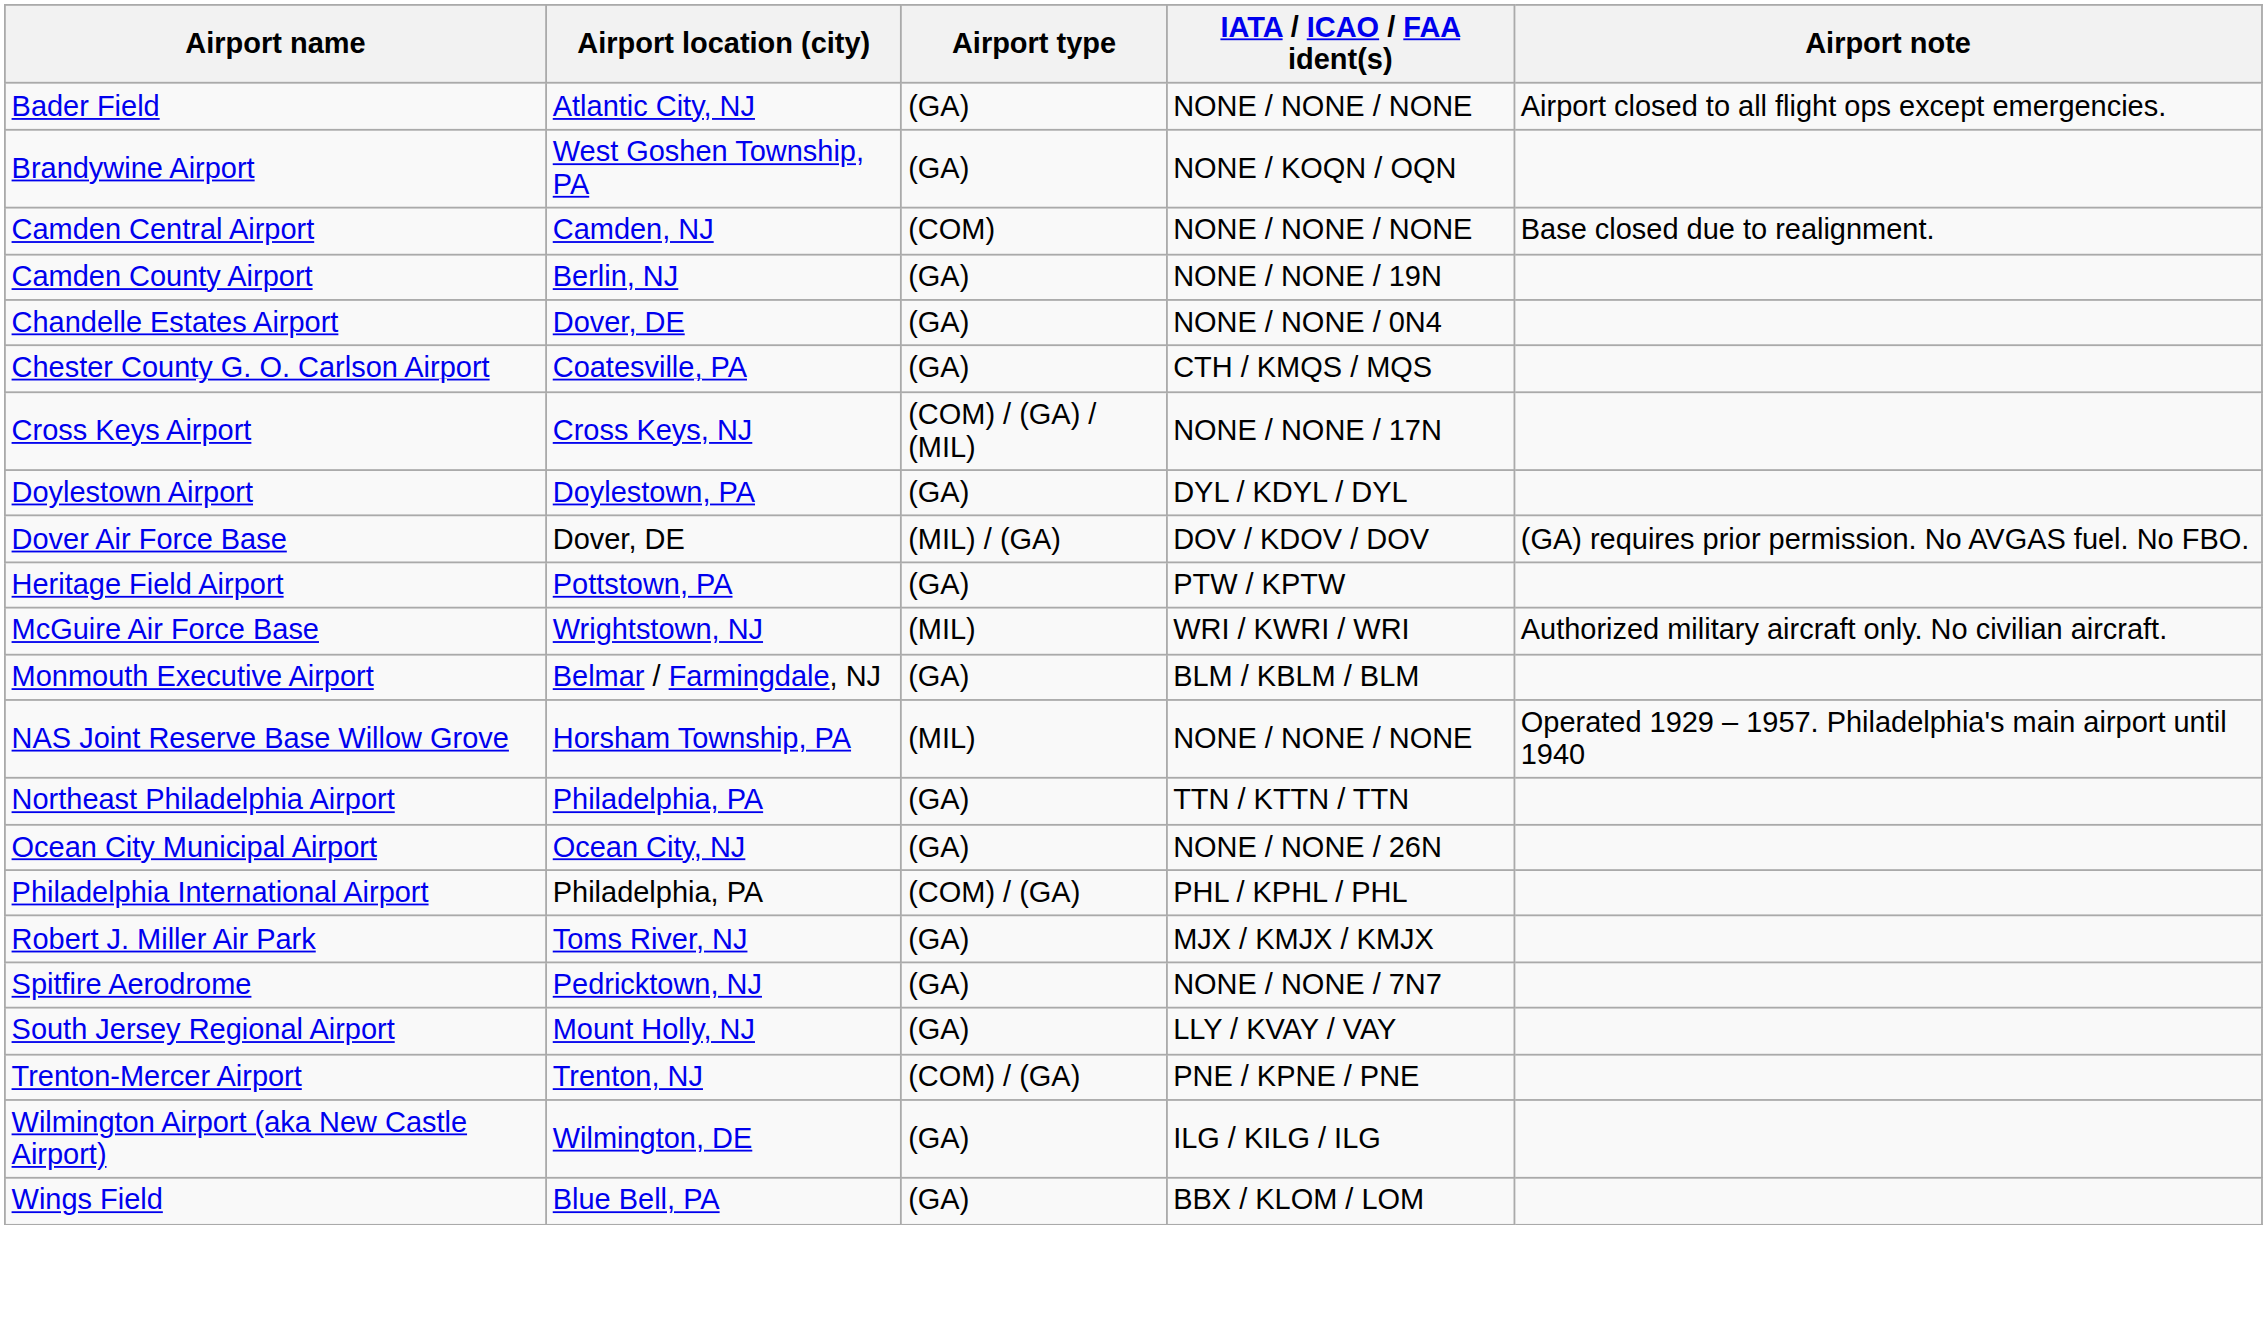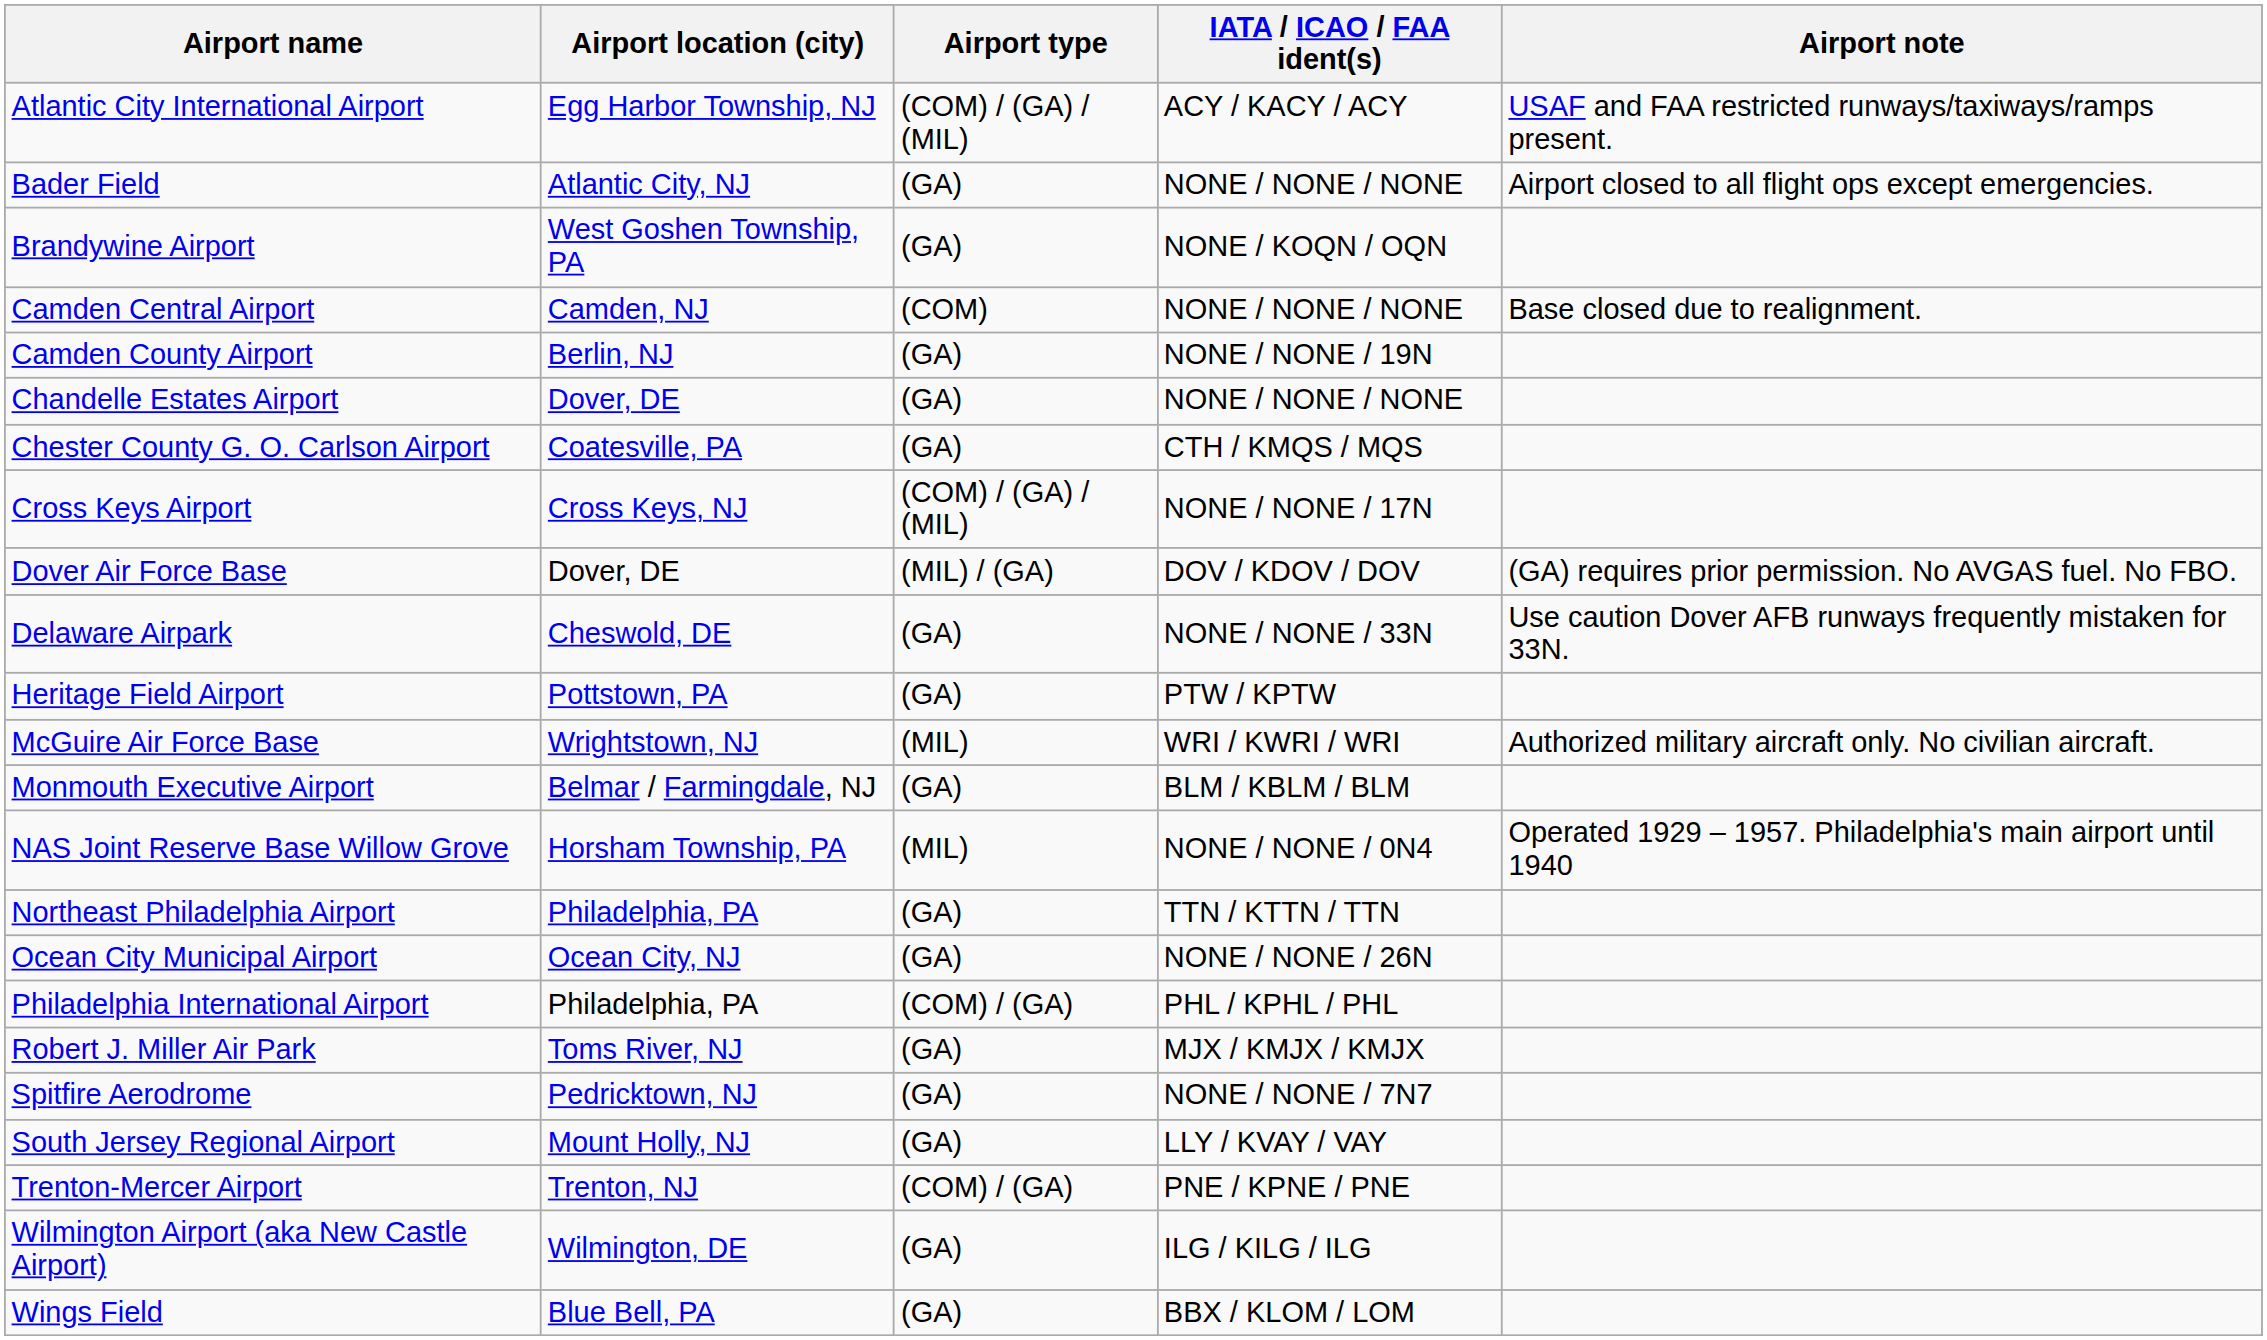+ row: (218, 105)
(1308, 322) NONE / NONE / 0N4 -> (1314, 400) NONE / NONE / NONE
- row: (132, 492)
+ row: (122, 633)
(1323, 738) NONE / NONE / NONE -> (1298, 849) NONE / NONE / 0N4
